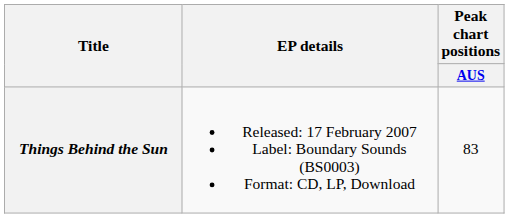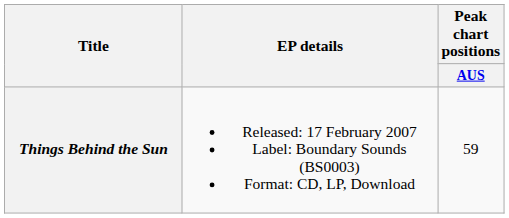(471, 149) 83 -> (471, 149) 59
